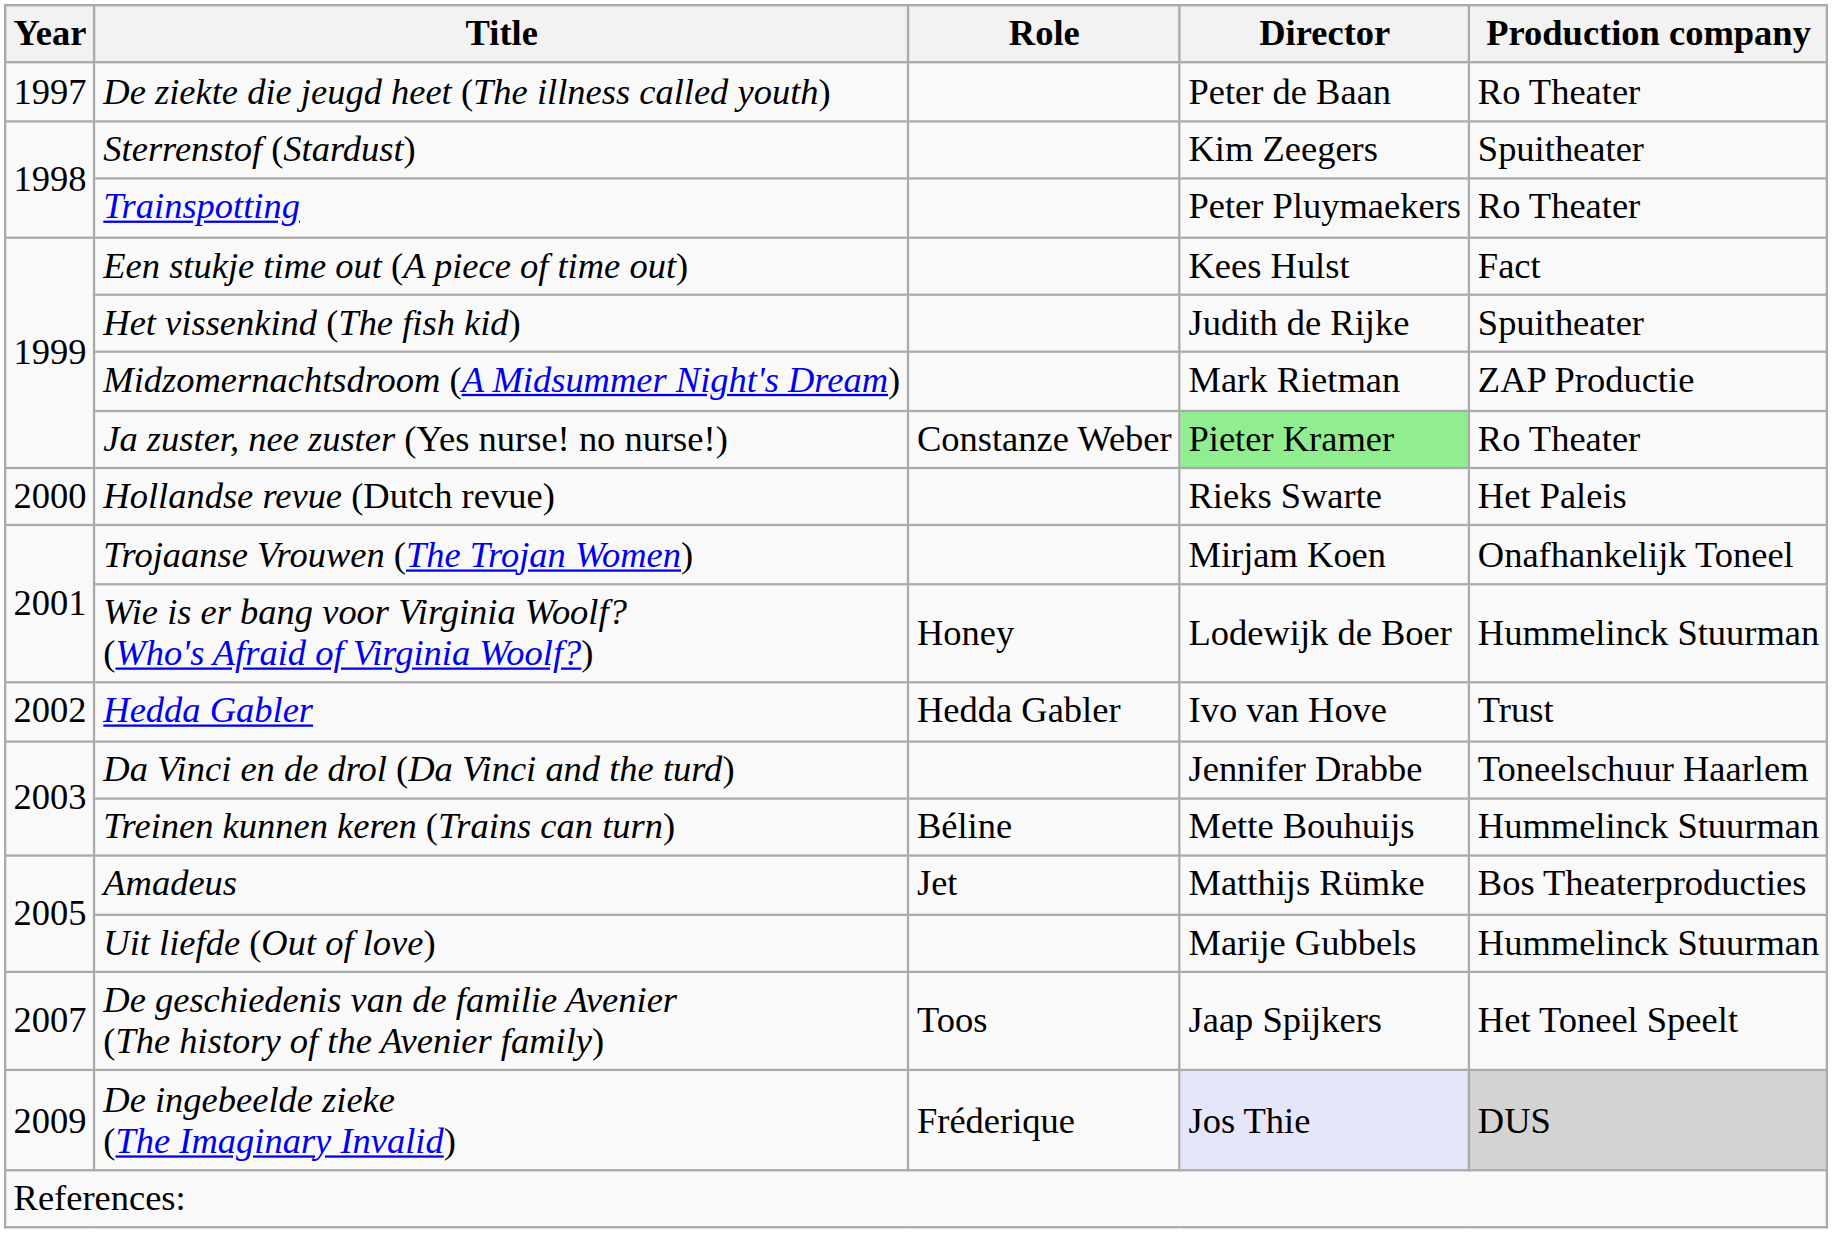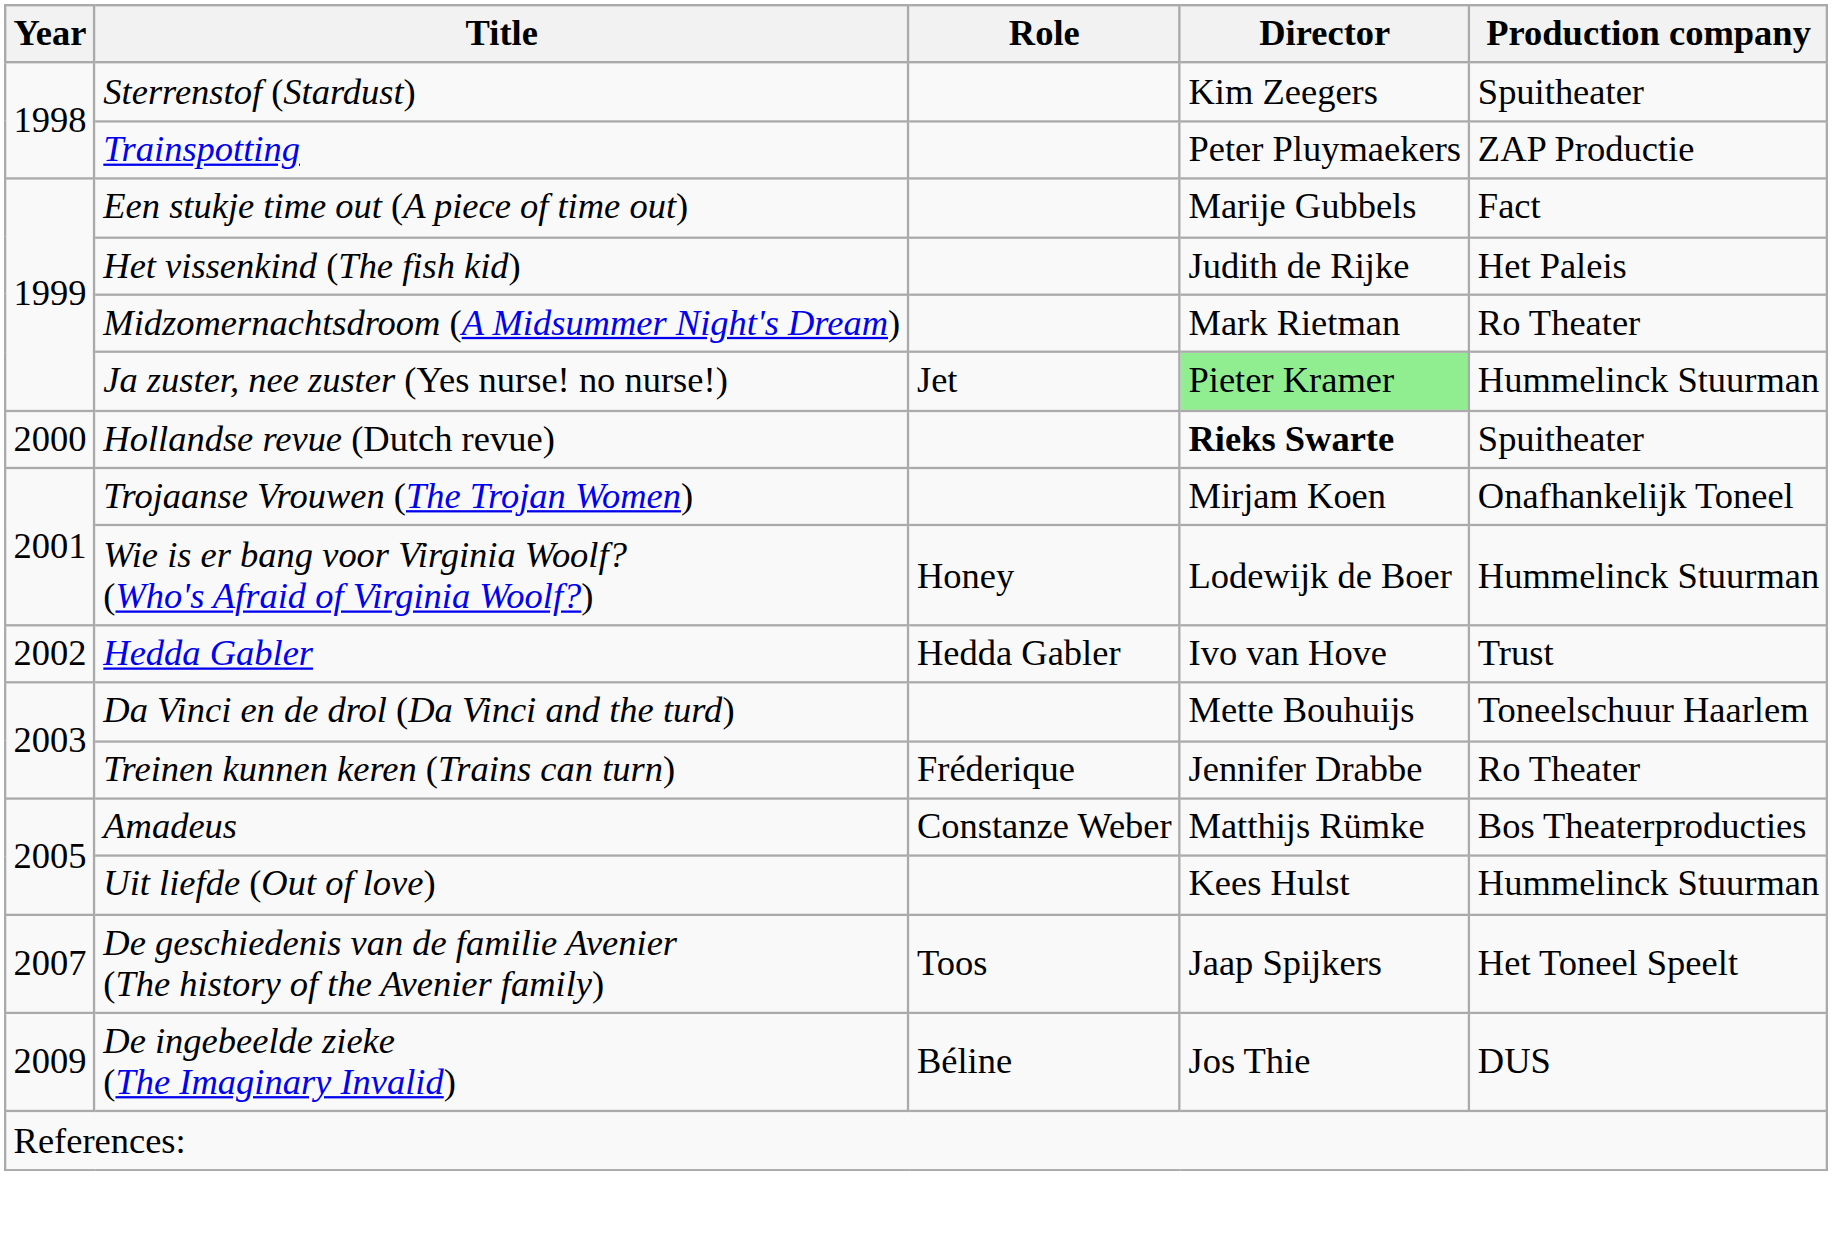- row: (467, 91)
(1559, 206) Ro Theater -> (1586, 149) ZAP Productie
(1269, 264) Kees Hulst -> (1302, 206) Marije Gubbels
(1561, 322) Spuitheater -> (1552, 264) Het Paleis
(1586, 380) ZAP Productie -> (1559, 322) Ro Theater
(1044, 438) Constanze Weber -> (937, 380) Jet
(1559, 438) Ro Theater -> (1649, 380) Hummelinck Stuurman
(1285, 496) normal -> (1291, 438) bold
(1552, 496) Het Paleis -> (1561, 438) Spuitheater
(1305, 768) Jennifer Drabbe -> (1301, 710) Mette Bouhuijs
(965, 826) Béline -> (996, 768) Fréderique
(1301, 826) Mette Bouhuijs -> (1305, 768) Jennifer Drabbe
(1649, 826) Hummelinck Stuurman -> (1559, 768) Ro Theater
(937, 884) Jet -> (1044, 826) Constanze Weber
(1302, 942) Marije Gubbels -> (1269, 884) Kees Hulst
(996, 1119) Fréderique -> (965, 1061) Béline
(1249, 1119) lavender background -> (1249, 1061) no background
(1514, 1119) lightgrey background -> (1514, 1061) no background
